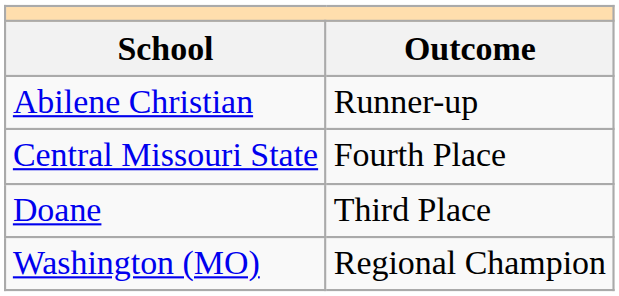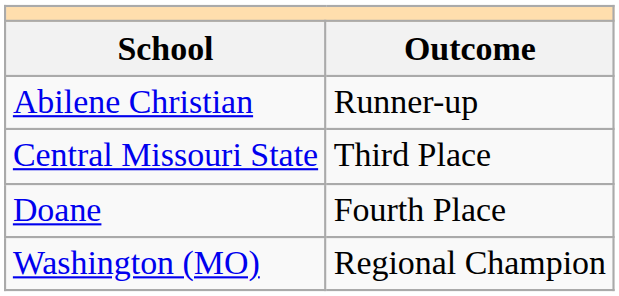(420, 155) Fourth Place -> (412, 155) Third Place
(412, 209) Third Place -> (420, 209) Fourth Place
